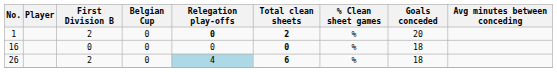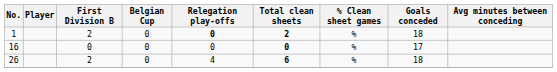(418, 34) 20 -> (418, 34) 18
(418, 47) 18 -> (418, 47) 17
(212, 60) lightblue background -> (212, 60) no background
